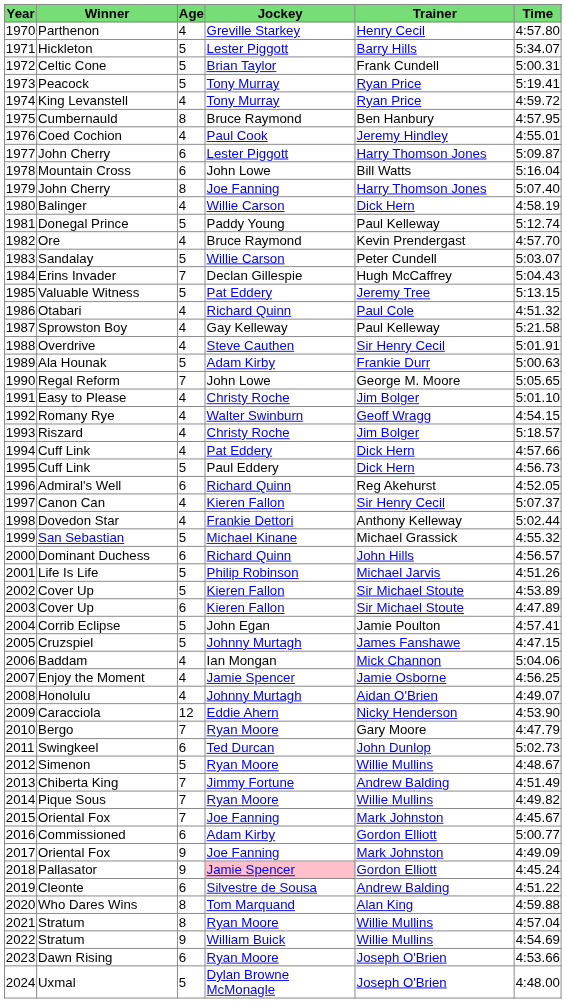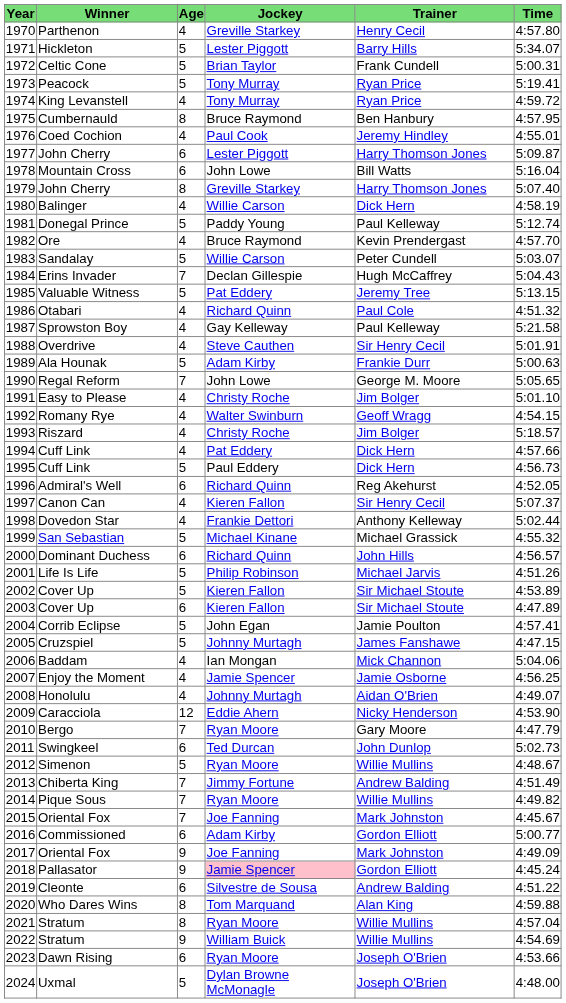(243, 188) Joe Fanning -> (253, 188) Greville Starkey
